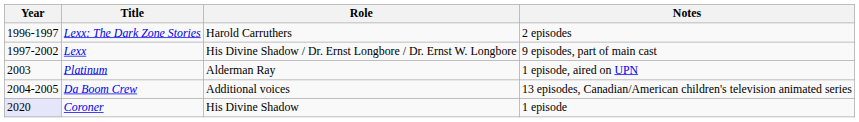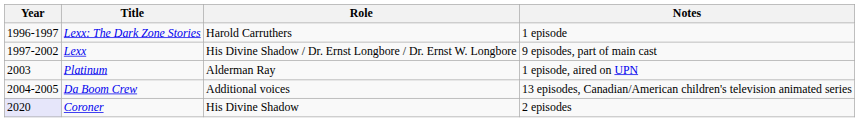(547, 32) 2 episodes -> (545, 32) 1 episode
(545, 107) 1 episode -> (547, 107) 2 episodes
